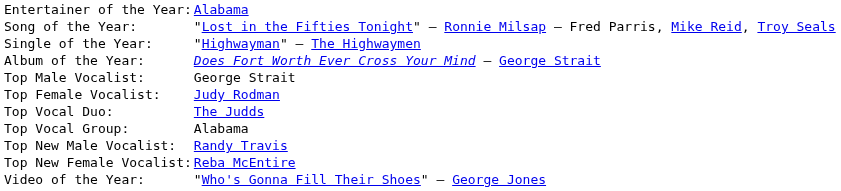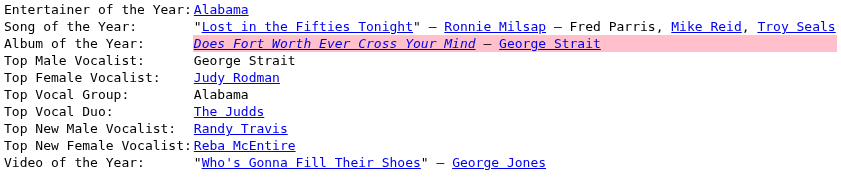- row: (78, 44)
(397, 60) no background -> (397, 44) pink background
rows swapped: (59, 112) <-> (67, 128)
